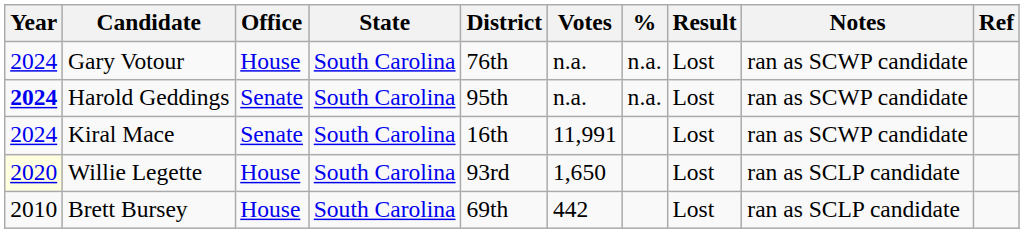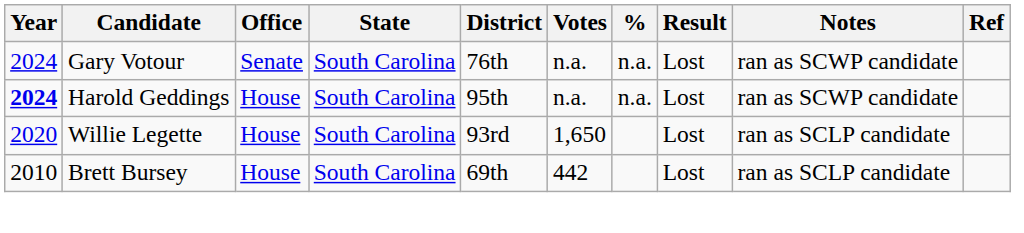(270, 60) House -> (272, 60) Senate
(272, 97) Senate -> (270, 97) House
- row: (121, 135)
(34, 172) lightyellow background -> (34, 135) no background
